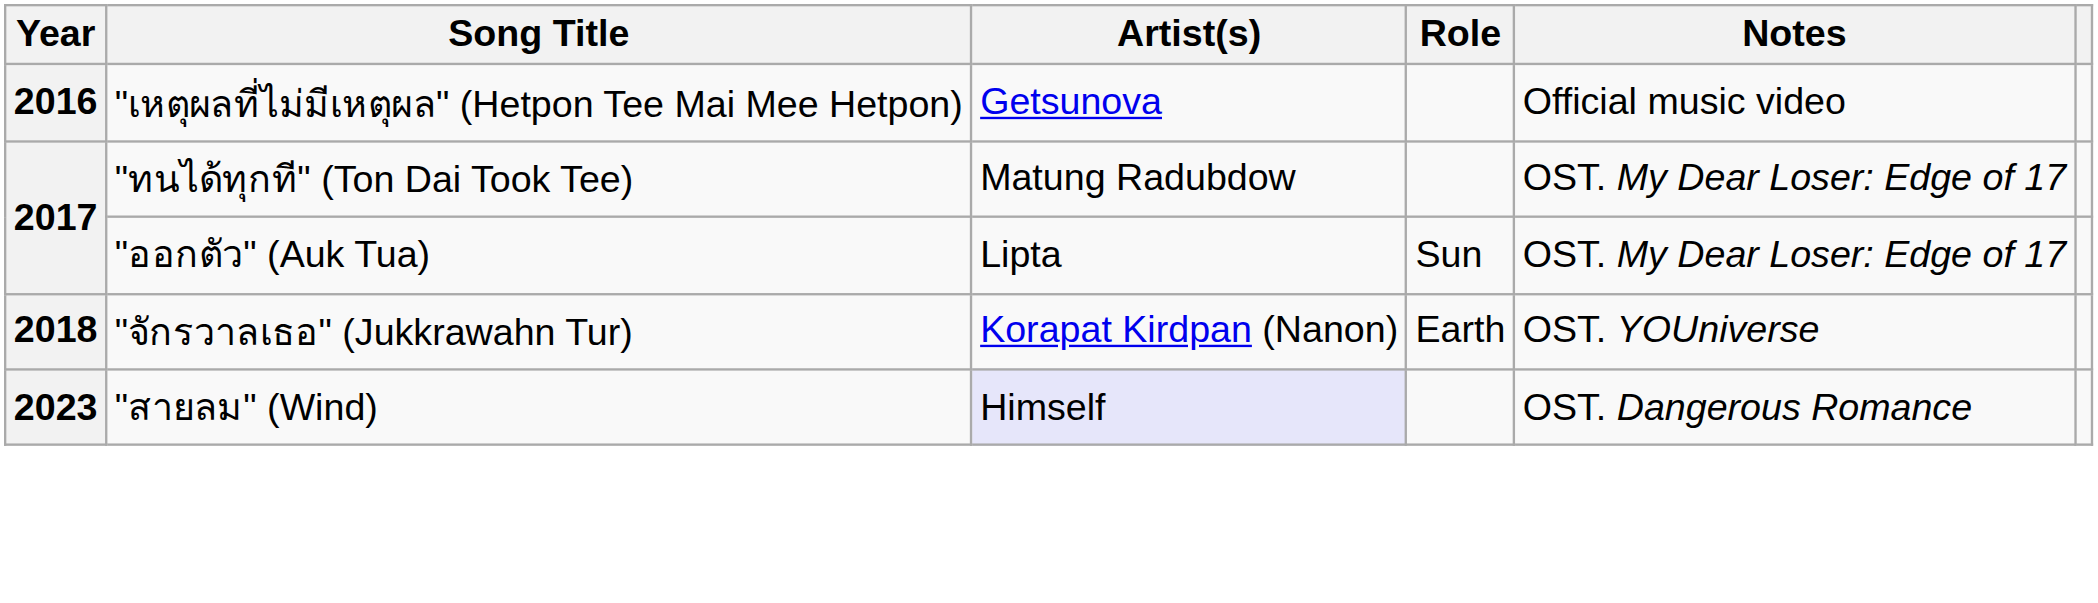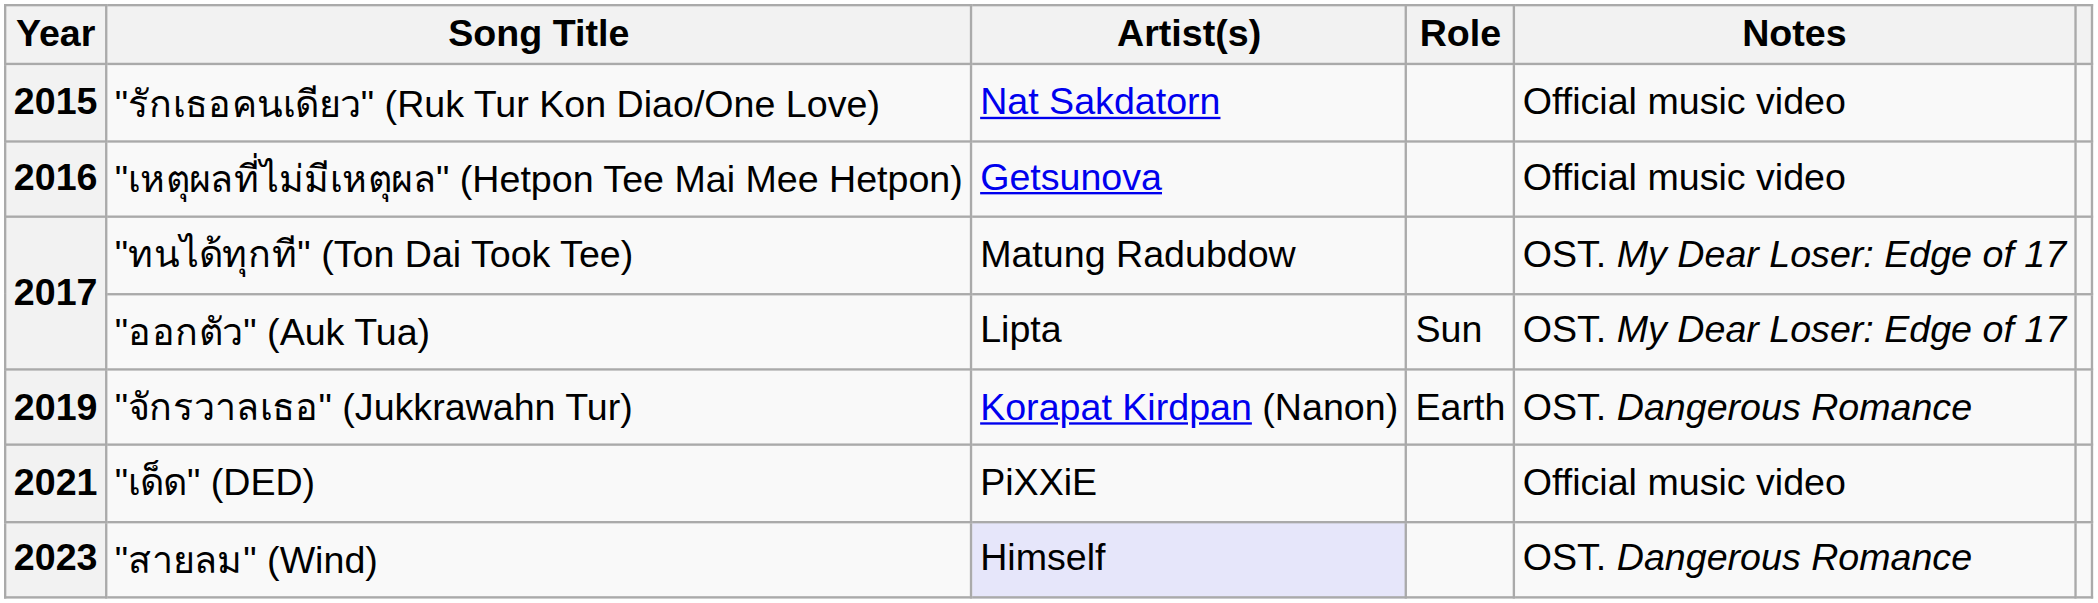+ row: (497, 103)
(56, 330) 2018 -> (56, 406) 2019
(1671, 330) OST. YOUniverse -> (1747, 406) OST. Dangerous Romance
+ row: (215, 483)
